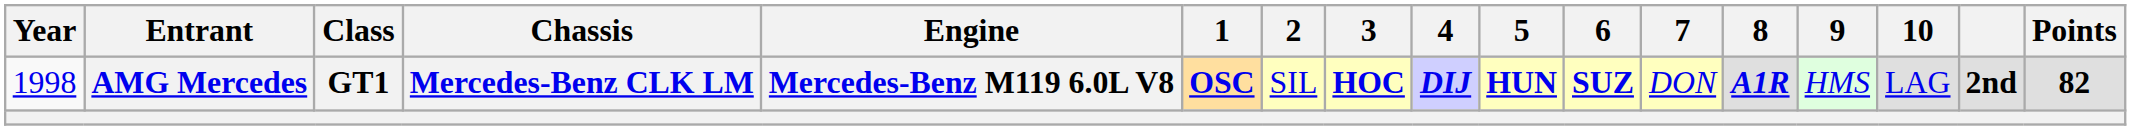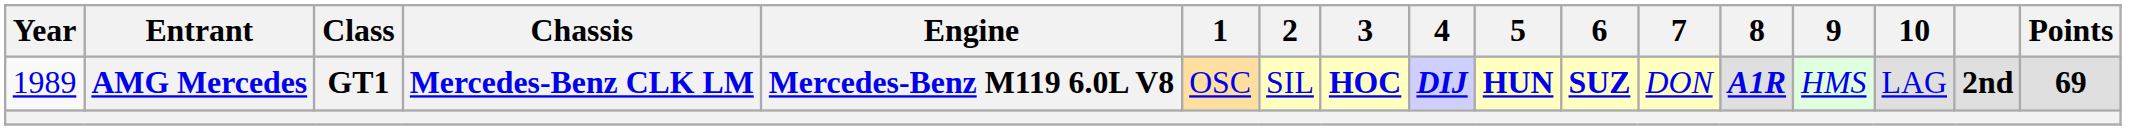(45, 82) 1998 -> (45, 82) 1989
(1222, 82) bold -> (1220, 82) normal
(2074, 82) 82 -> (2071, 82) 69
